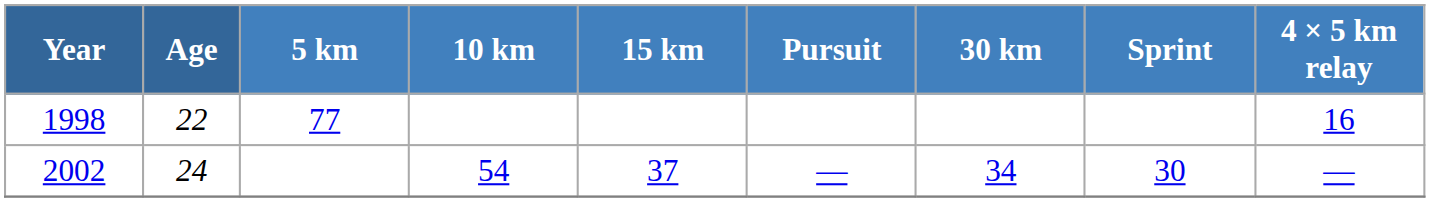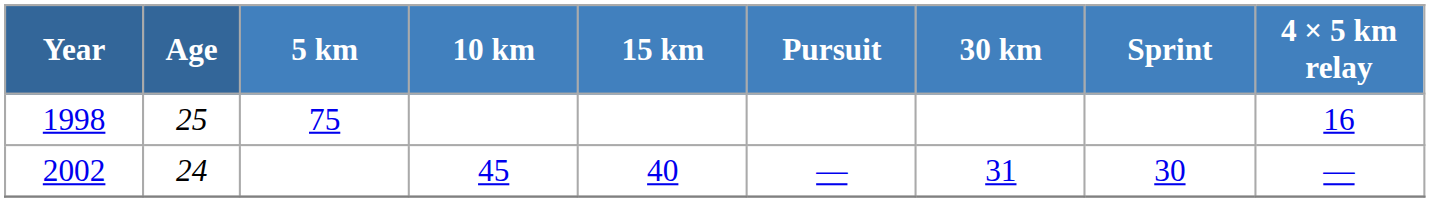(192, 119) 22 -> (192, 119) 25
(325, 119) 77 -> (325, 119) 75
(494, 170) 54 -> (494, 170) 45
(663, 170) 37 -> (663, 170) 40
(1001, 170) 34 -> (1001, 170) 31
